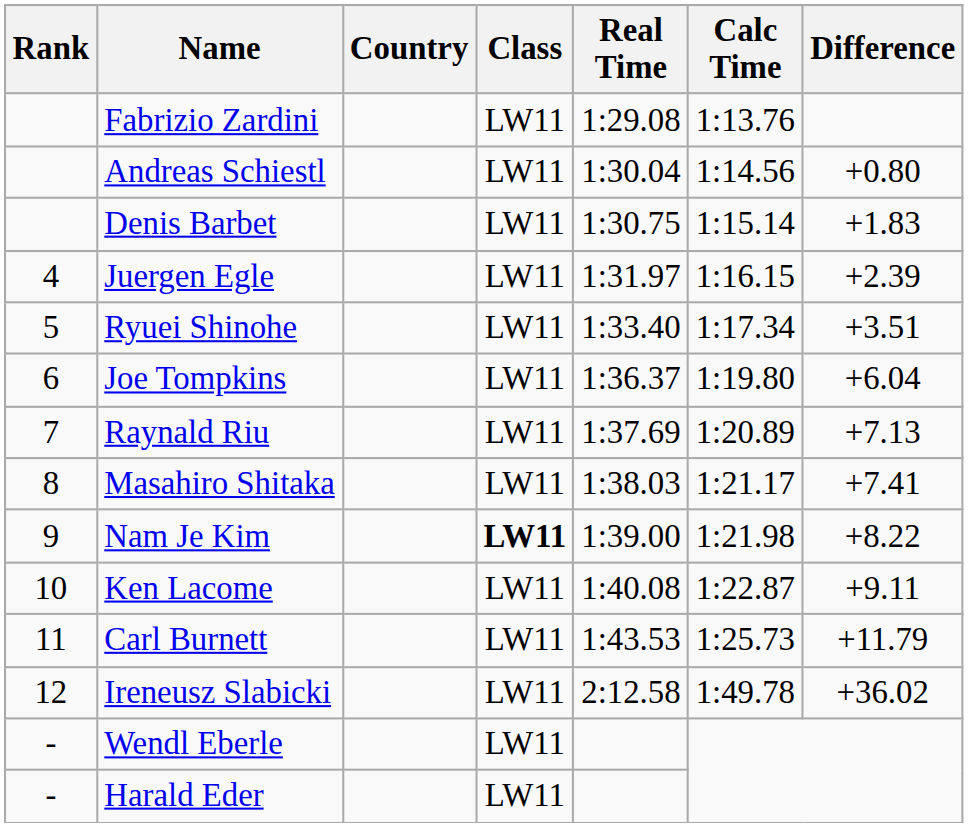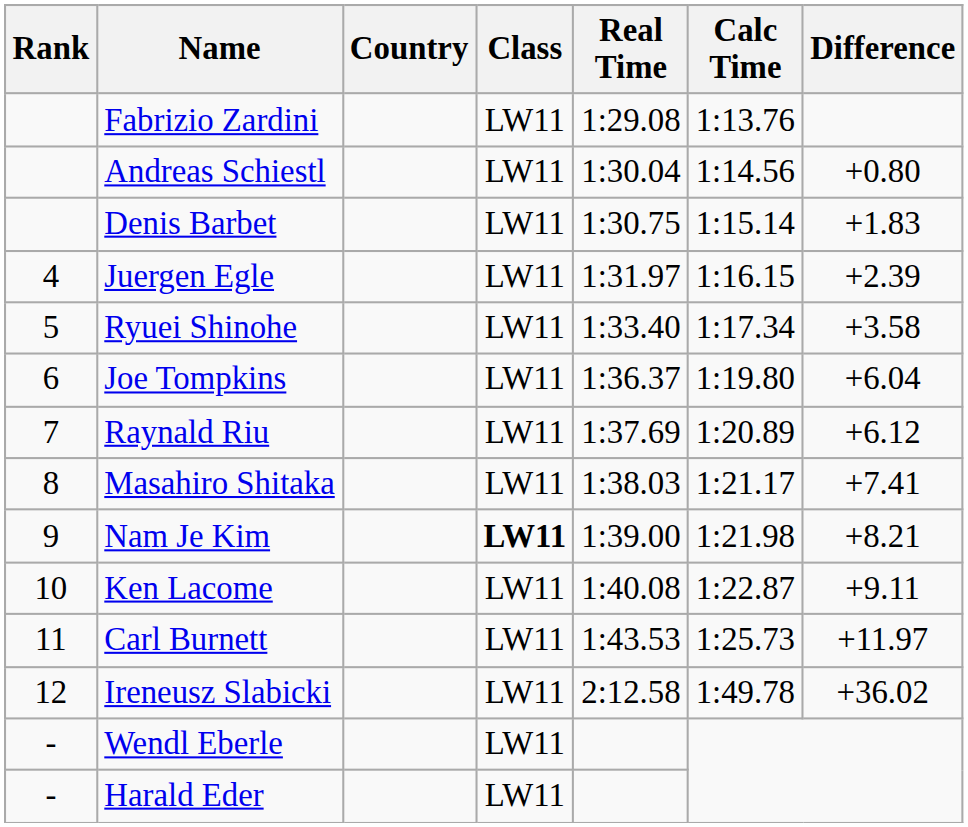(883, 327) +3.51 -> (883, 327) +3.58
(883, 431) +7.13 -> (883, 431) +6.12
(883, 535) +8.22 -> (883, 535) +8.21
(883, 639) +11.79 -> (883, 639) +11.97
